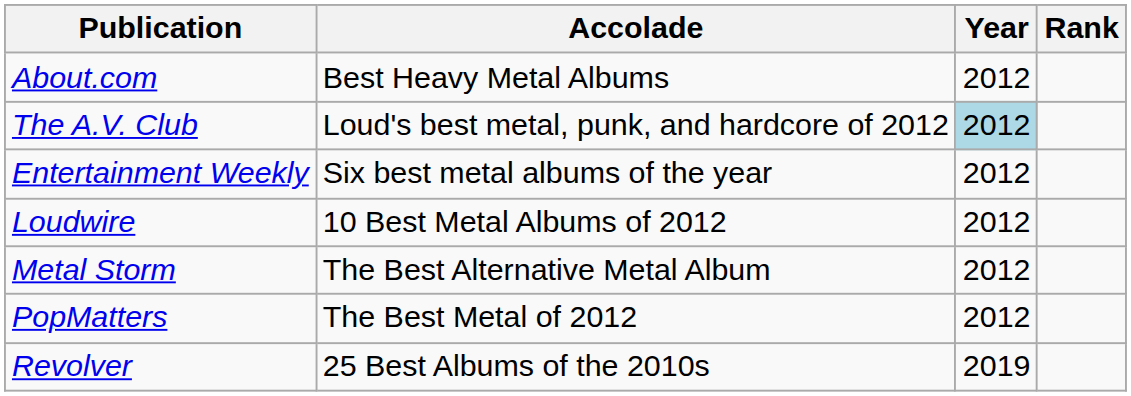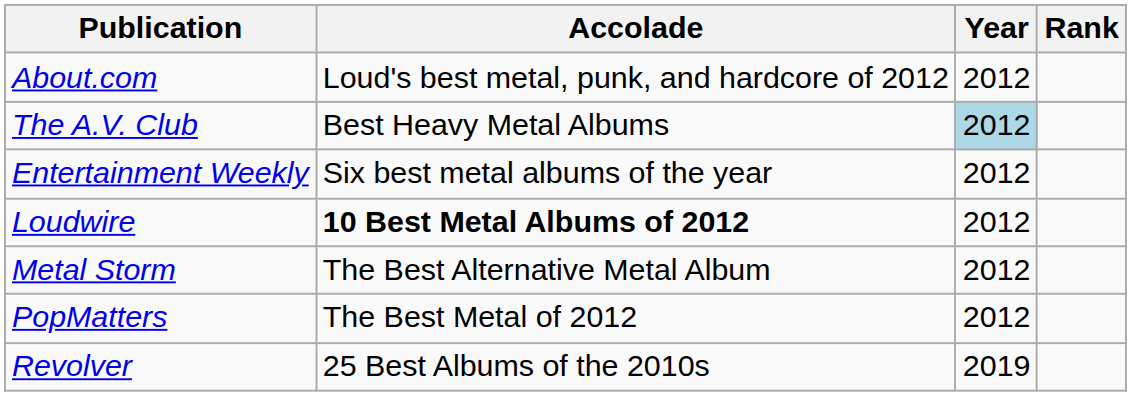(496, 76) Best Heavy Metal Albums -> (636, 76) Loud's best metal, punk, and hardcore of 2012
(636, 125) Loud's best metal, punk, and hardcore of 2012 -> (496, 125) Best Heavy Metal Albums
(525, 221) normal -> (536, 221) bold
